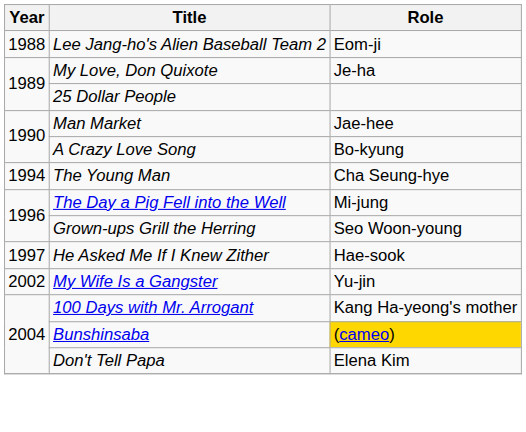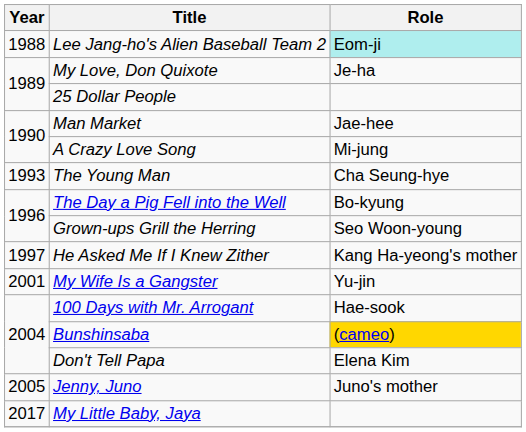(357, 44) no background -> (357, 44) paleturquoise background
(369, 149) Bo-kyung -> (361, 149) Mi-jung
(27, 176) 1994 -> (27, 176) 1993
(361, 202) Mi-jung -> (369, 202) Bo-kyung
(369, 255) Hae-sook -> (425, 255) Kang Ha-yeong's mother
(27, 281) 2002 -> (27, 281) 2001
(425, 307) Kang Ha-yeong's mother -> (369, 307) Hae-sook
+ row: (97, 387)
+ row: (127, 413)
